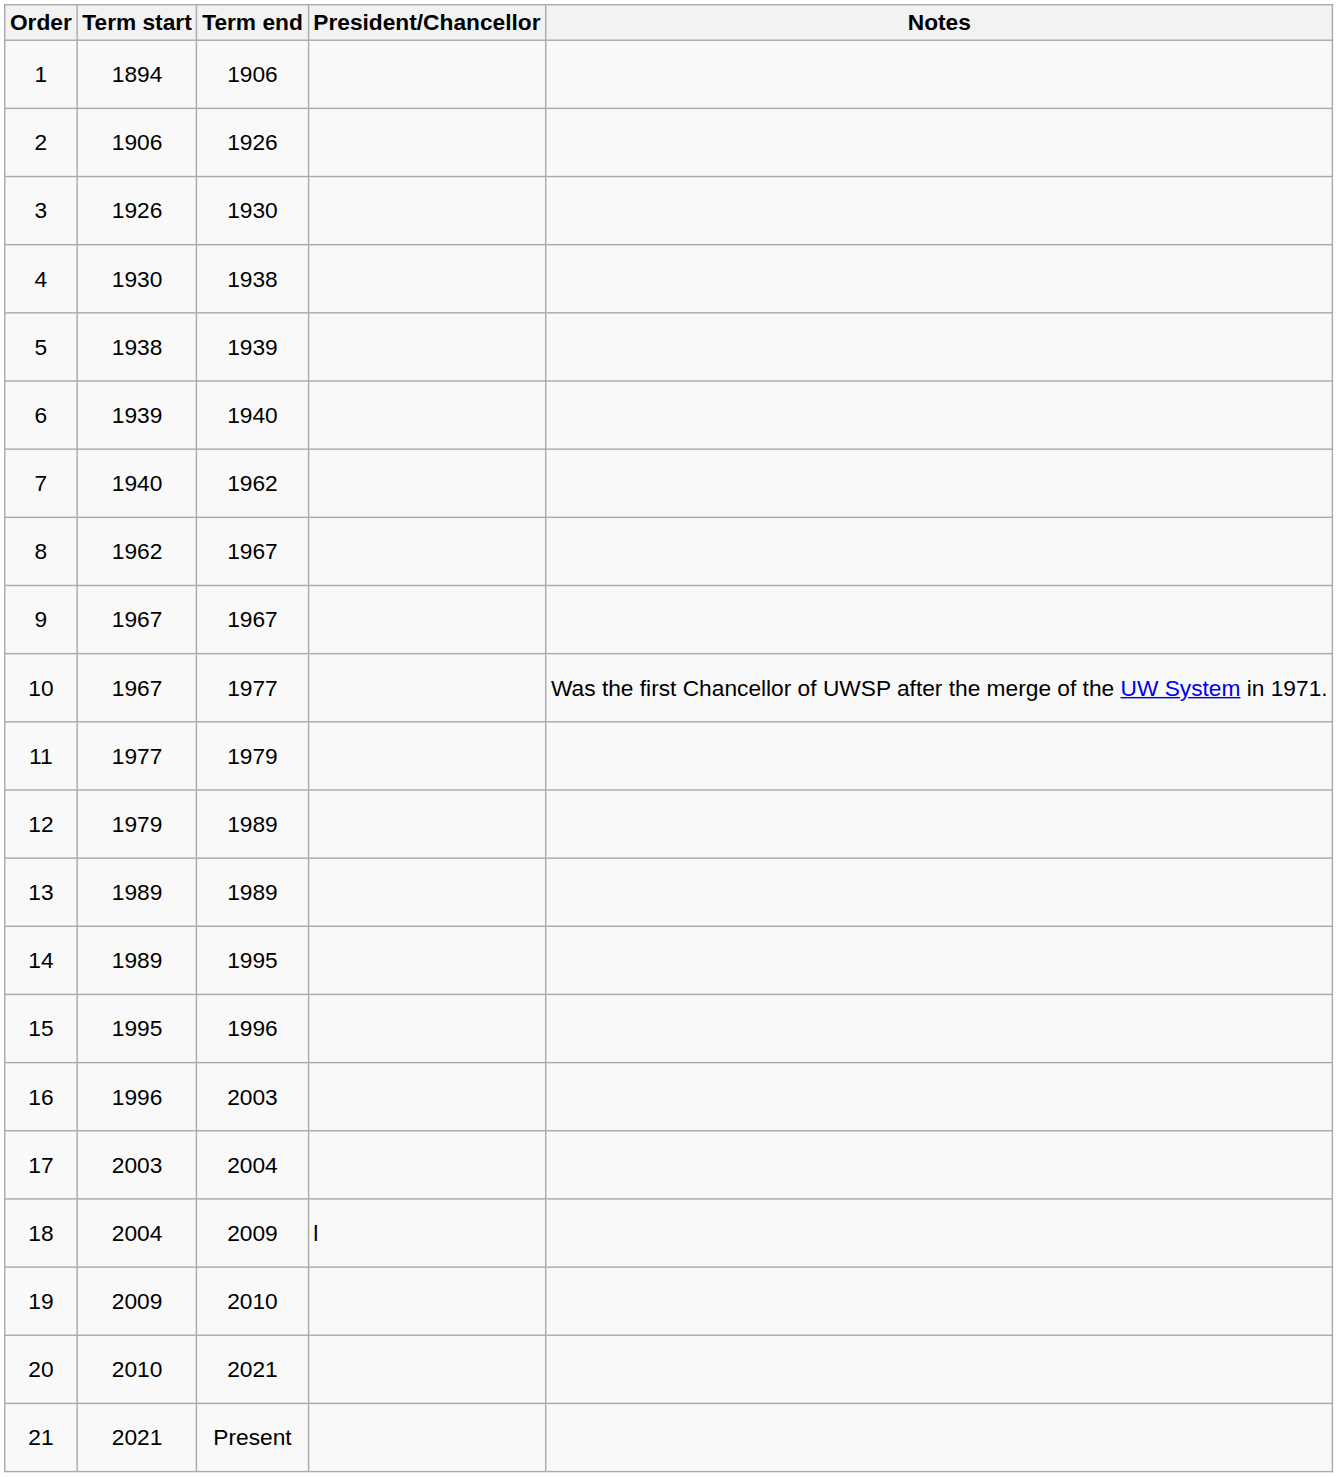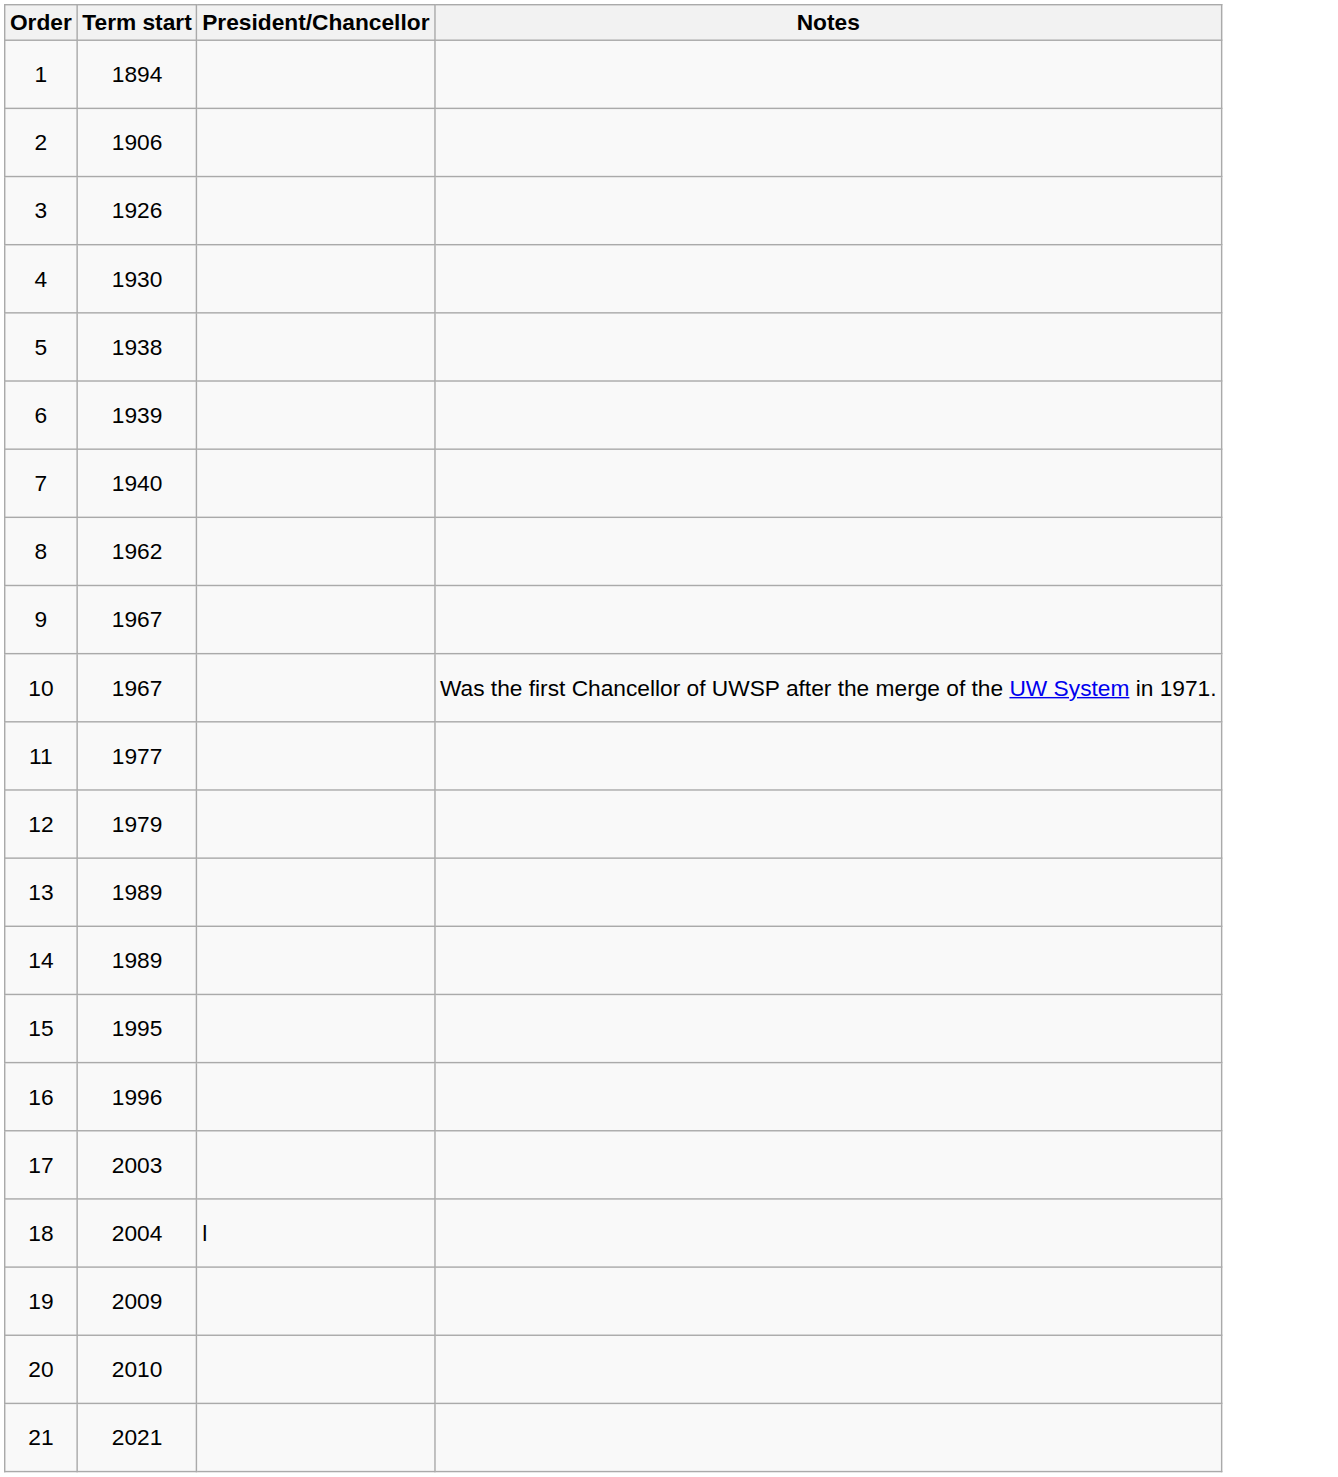- column: (252, 22)
